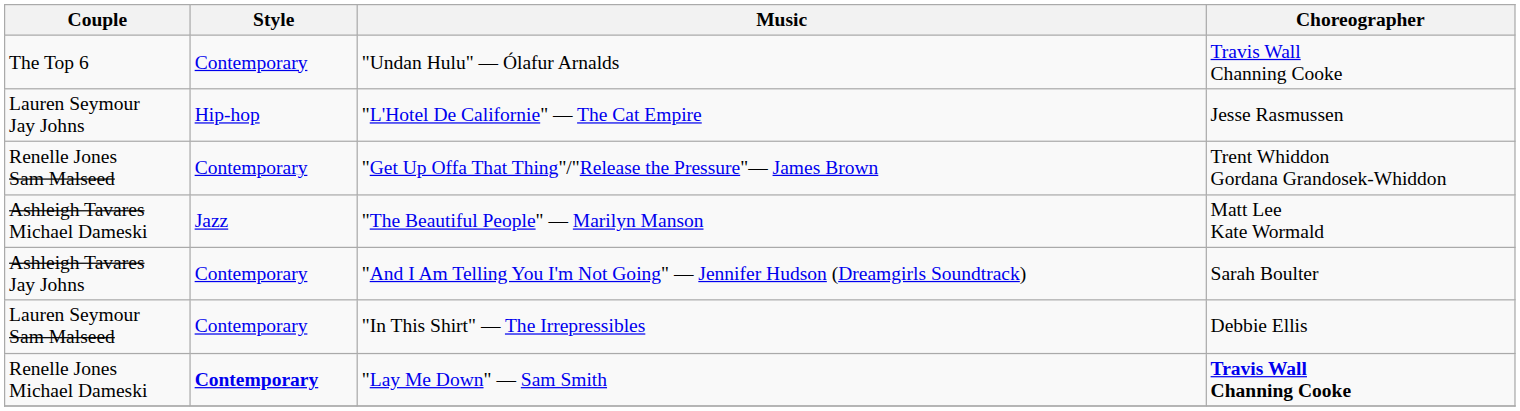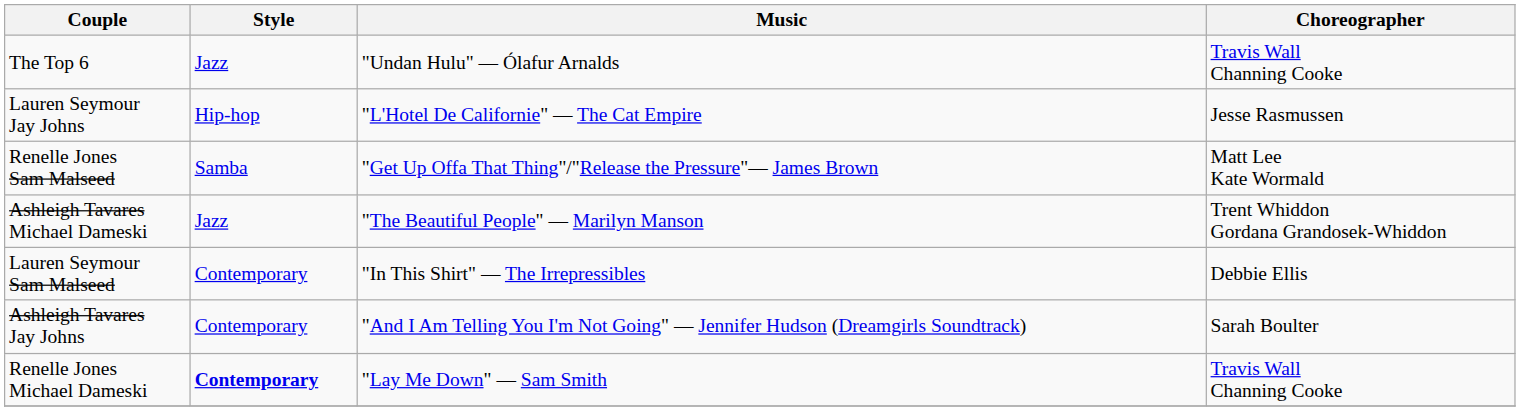(251, 61) Contemporary -> (211, 61) Jazz
(251, 167) Contemporary -> (221, 167) Samba
(1329, 167) Trent Whiddon Gordana Grandosek-Whiddon -> (1267, 167) Matt Lee Kate Wormald
(1267, 220) Matt Lee Kate Wormald -> (1329, 220) Trent Whiddon Gordana Grandosek-Whiddon
rows swapped: (74, 326) <-> (77, 273)
(1281, 379) bold -> (1276, 379) normal
